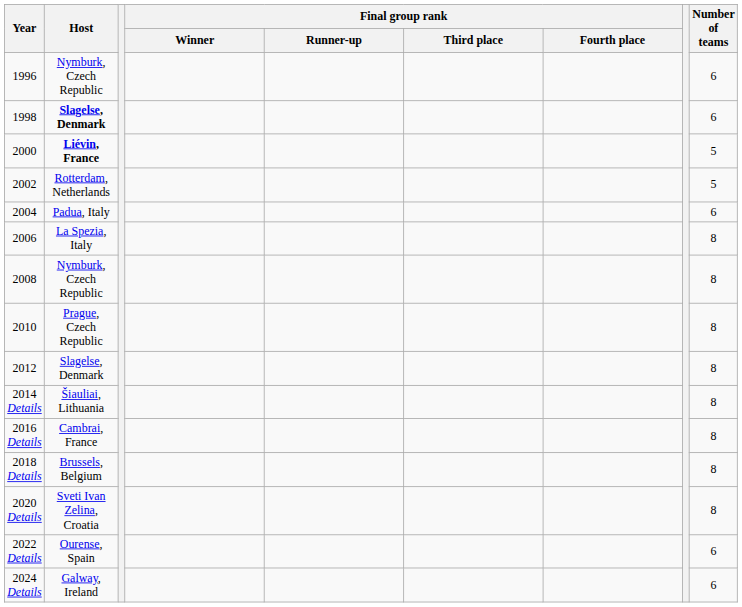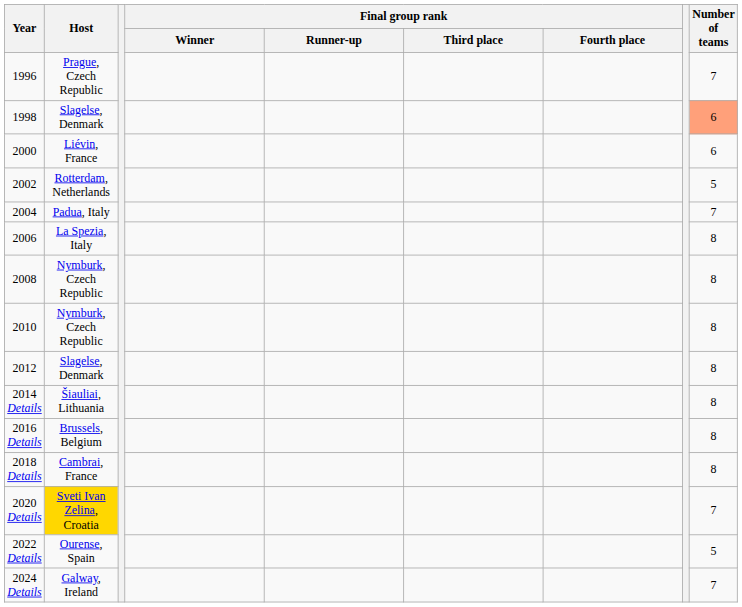(81, 76) Nymburk, Czech Republic -> (81, 76) Prague, Czech Republic
(713, 76) 6 -> (713, 76) 7
(81, 117) bold -> (81, 117) normal
(713, 117) no background -> (713, 117) lightsalmon background
(81, 151) bold -> (81, 151) normal
(713, 151) 5 -> (713, 151) 6
(713, 212) 6 -> (713, 212) 7
(81, 327) Prague, Czech Republic -> (81, 327) Nymburk, Czech Republic
(81, 436) Cambrai, France -> (81, 436) Brussels, Belgium
(81, 470) Brussels, Belgium -> (81, 470) Cambrai, France
(81, 510) no background -> (81, 510) gold background
(713, 510) 8 -> (713, 510) 7
(713, 551) 6 -> (713, 551) 5
(713, 585) 6 -> (713, 585) 7
